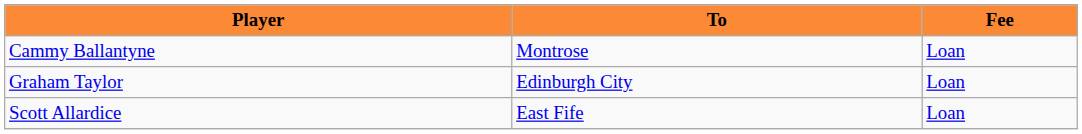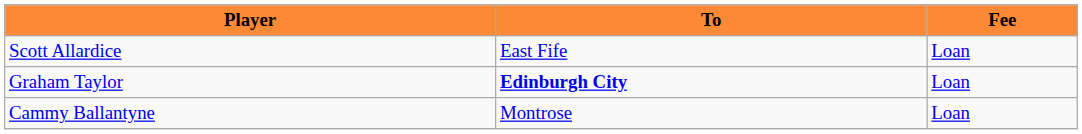rows swapped: (82, 51) <-> (65, 113)
(574, 82) normal -> (564, 82) bold
